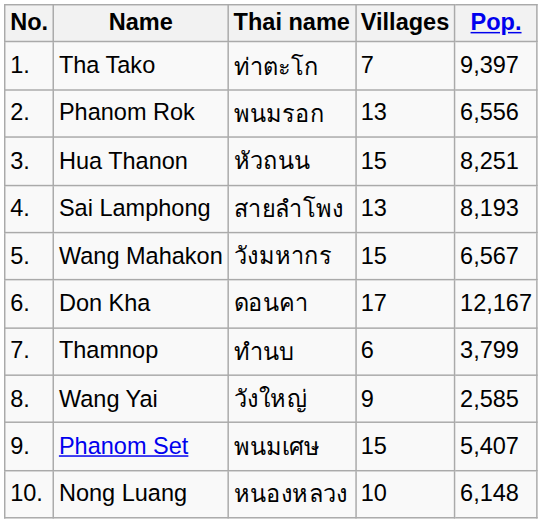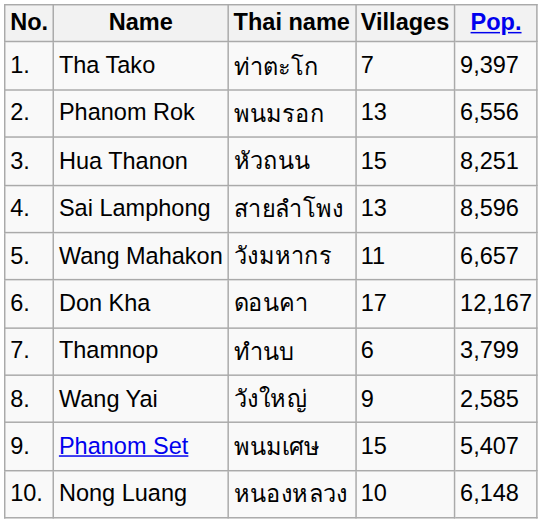(490, 208) 8,193 -> (490, 208) 8,596
(374, 255) 15 -> (373, 255) 11
(490, 255) 6,567 -> (490, 255) 6,657
